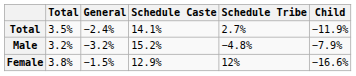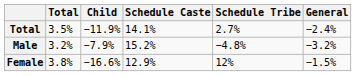columns swapped: (105, 13) <-> (330, 13)
